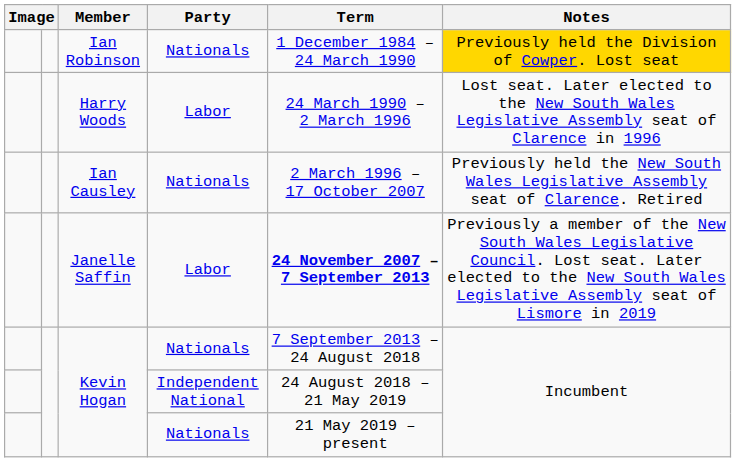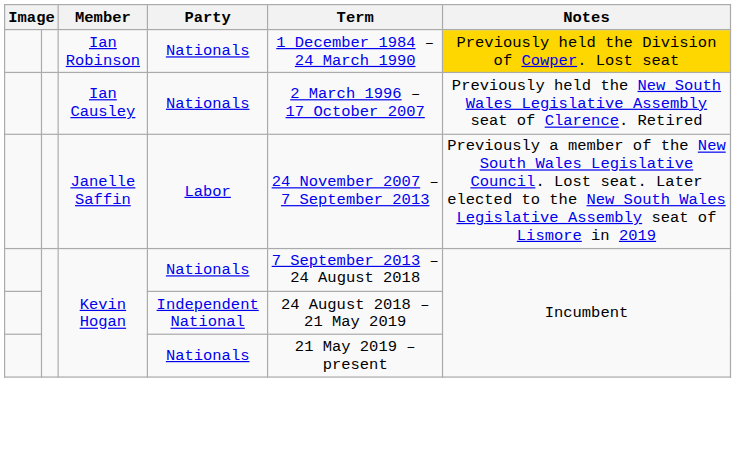- row: (103, 112)
(355, 270) bold -> (355, 191) normal
